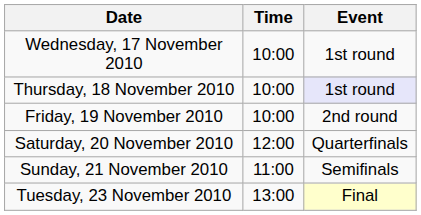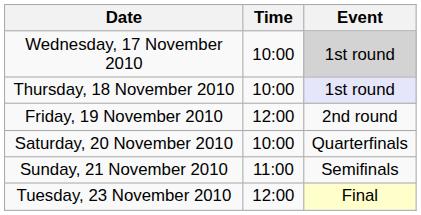(360, 53) no background -> (360, 53) lightgrey background
(273, 116) 10:00 -> (273, 116) 12:00
(273, 143) 12:00 -> (273, 143) 10:00
(273, 196) 13:00 -> (273, 196) 12:00
